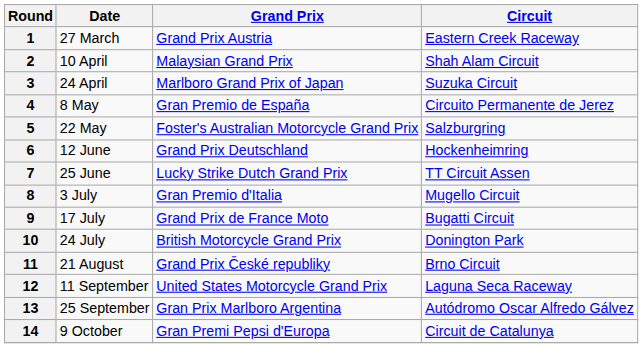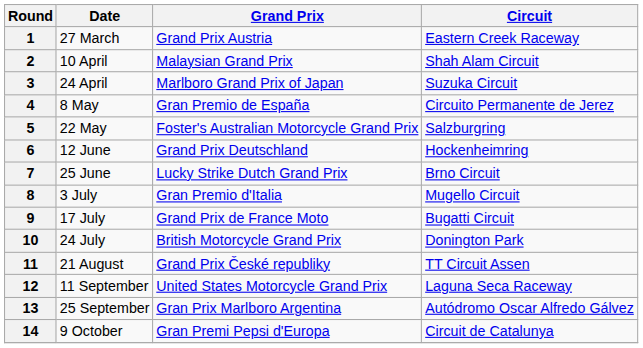(477, 173) TT Circuit Assen -> (462, 173) Brno Circuit
(462, 263) Brno Circuit -> (477, 263) TT Circuit Assen
